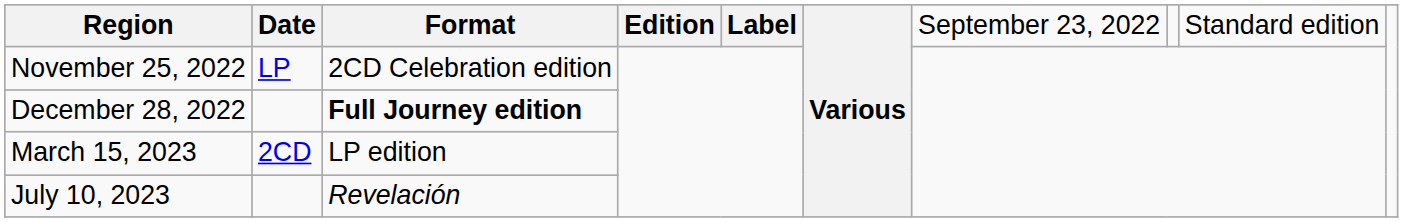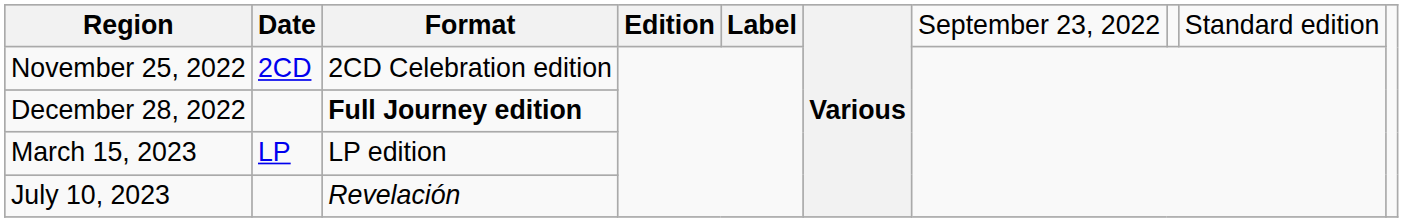(274, 68) LP -> (285, 68) 2CD
(285, 152) 2CD -> (274, 152) LP
